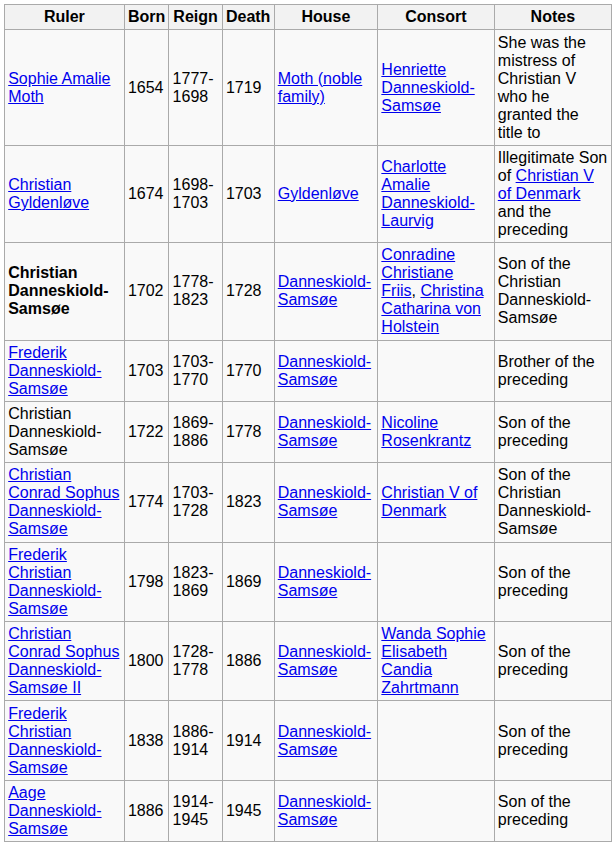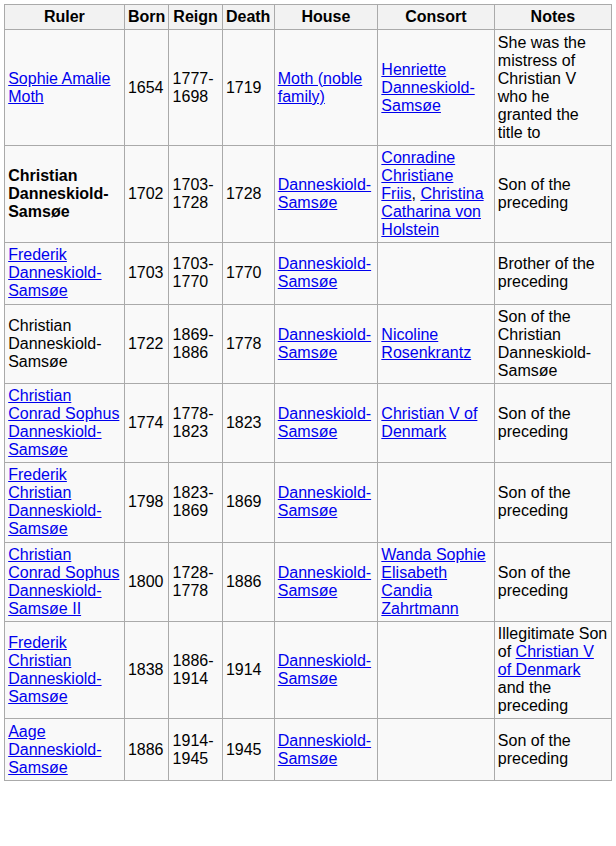- row: (146, 193)
(193, 291) 1778-1823 -> (193, 193) 1703-1728
(545, 291) Son of the Christian Danneskiold-Samsøe -> (534, 193) Son of the preceding
(534, 432) Son of the preceding -> (545, 343) Son of the Christian Danneskiold-Samsøe
(193, 502) 1703-1728 -> (193, 423) 1778-1823
(545, 502) Son of the Christian Danneskiold-Samsøe -> (534, 423) Son of the preceding
(534, 740) Son of the preceding -> (553, 670) Illegitimate Son of Christian V of Denmark and the preceding
